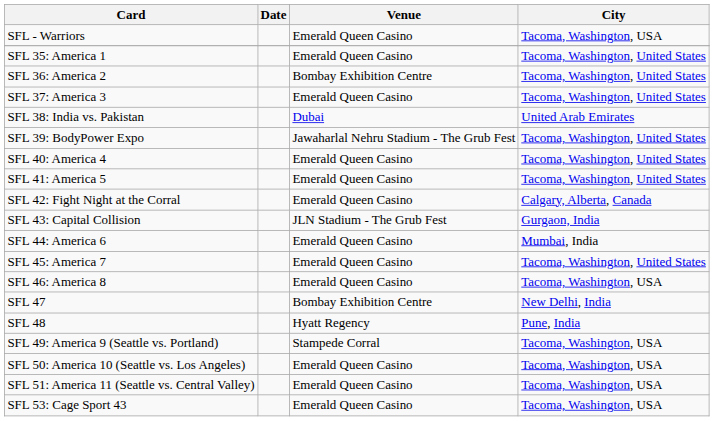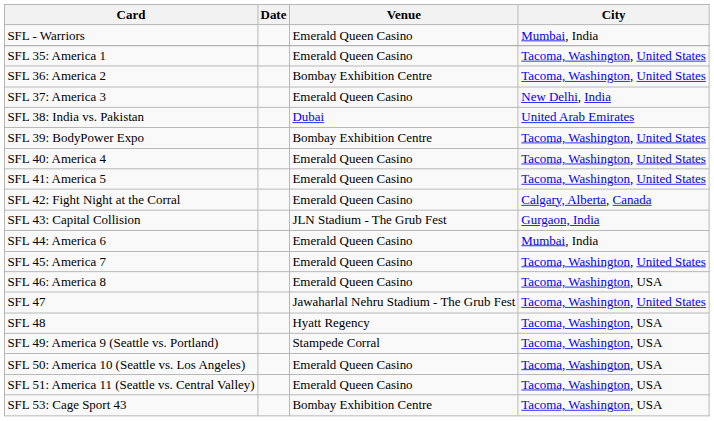(592, 35) Tacoma, Washington, USA -> (560, 35) Mumbai, India
(614, 96) Tacoma, Washington, United States -> (566, 96) New Delhi, India
(404, 138) Jawaharlal Nehru Stadium - The Grub Fest -> (362, 138) Bombay Exhibition Centre
(362, 302) Bombay Exhibition Centre -> (404, 302) Jawaharlal Nehru Stadium - The Grub Fest
(566, 302) New Delhi, India -> (614, 302) Tacoma, Washington, United States
(551, 323) Pune, India -> (592, 323) Tacoma, Washington, USA
(353, 405) Emerald Queen Casino -> (362, 405) Bombay Exhibition Centre
